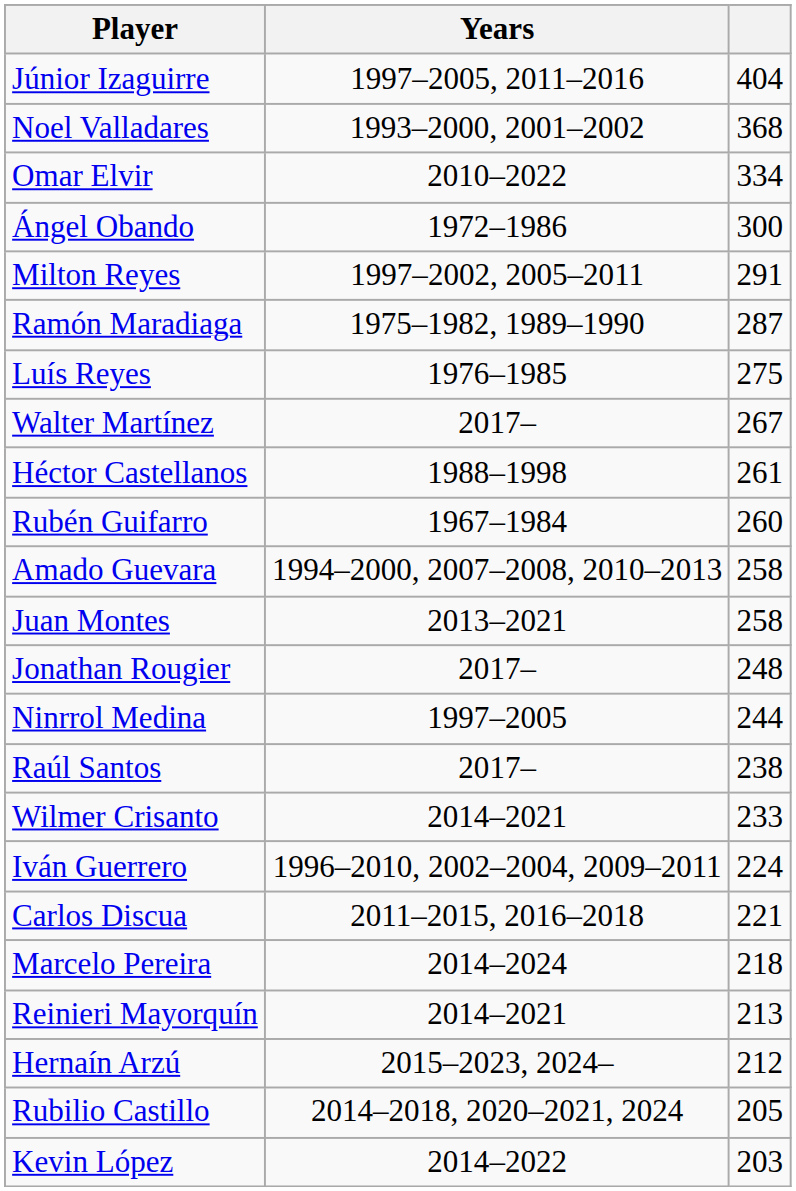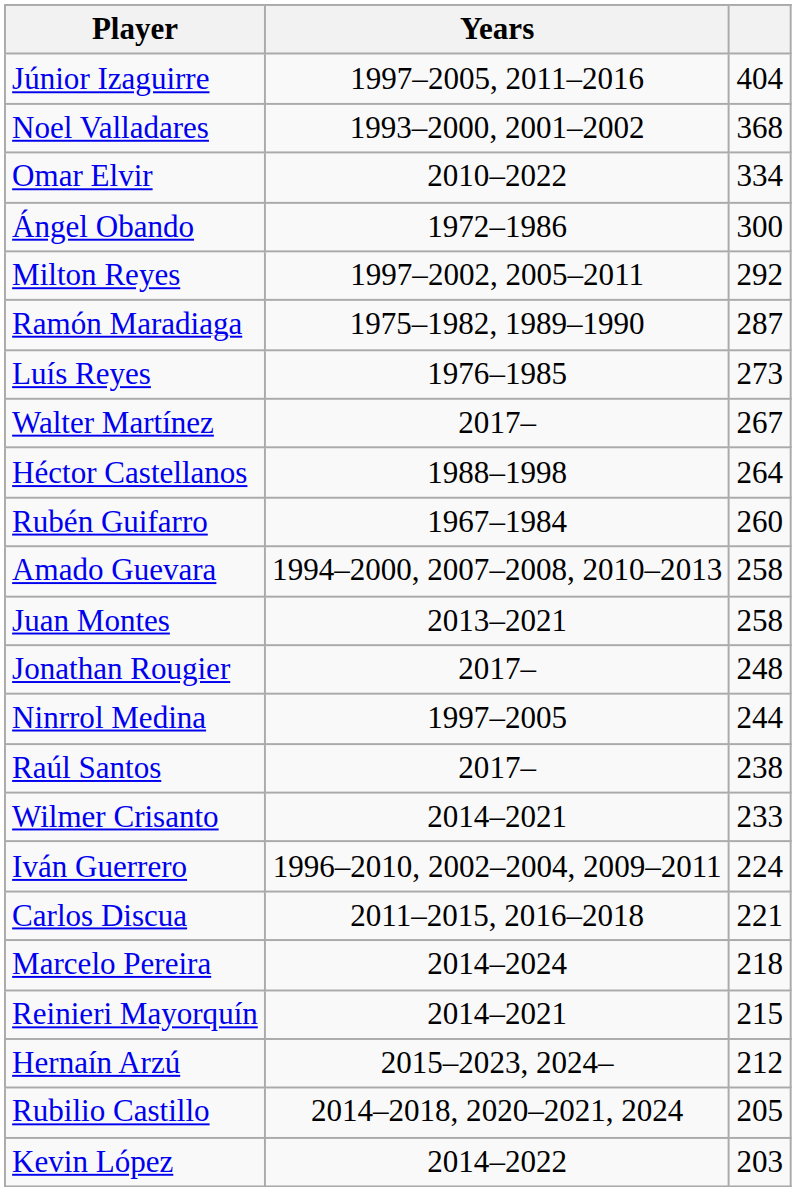(760, 275) 291 -> (760, 275) 292
(760, 373) 275 -> (760, 373) 273
(760, 472) 261 -> (760, 472) 264
(760, 1013) 213 -> (760, 1013) 215
